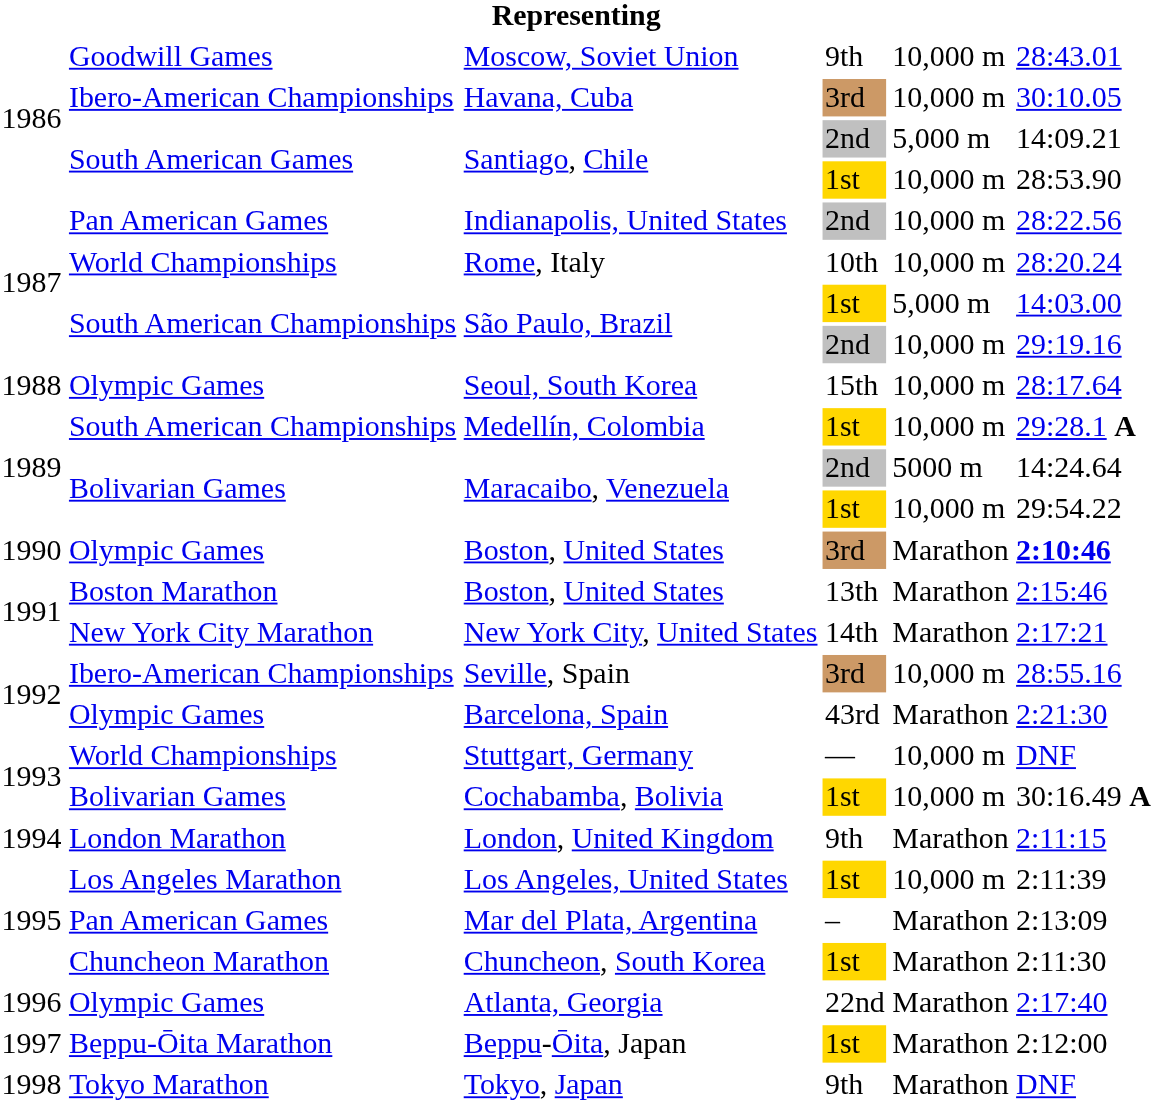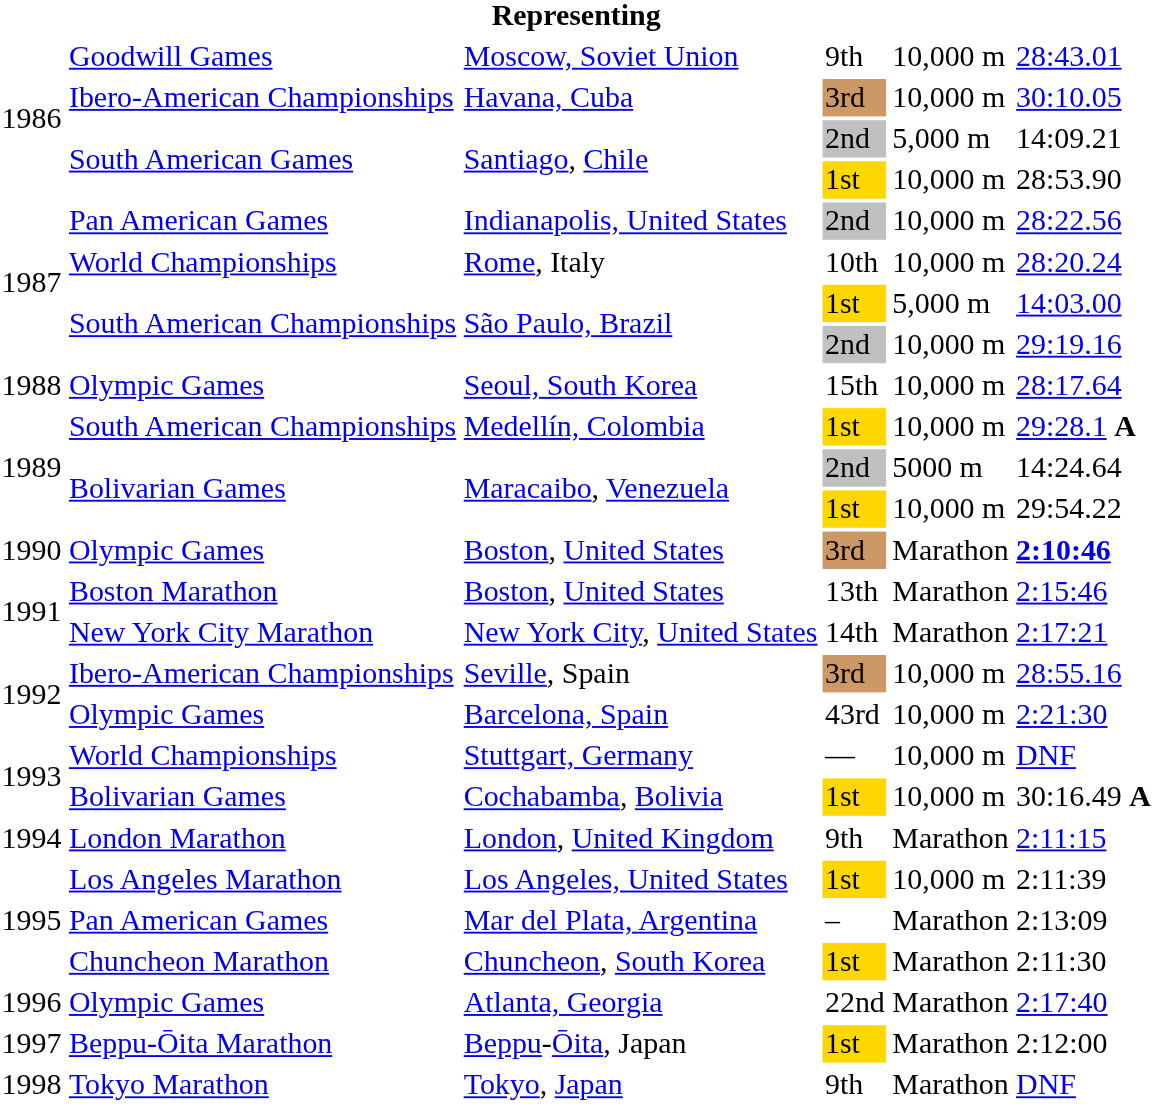(950, 714) Marathon -> (949, 714) 10,000 m
